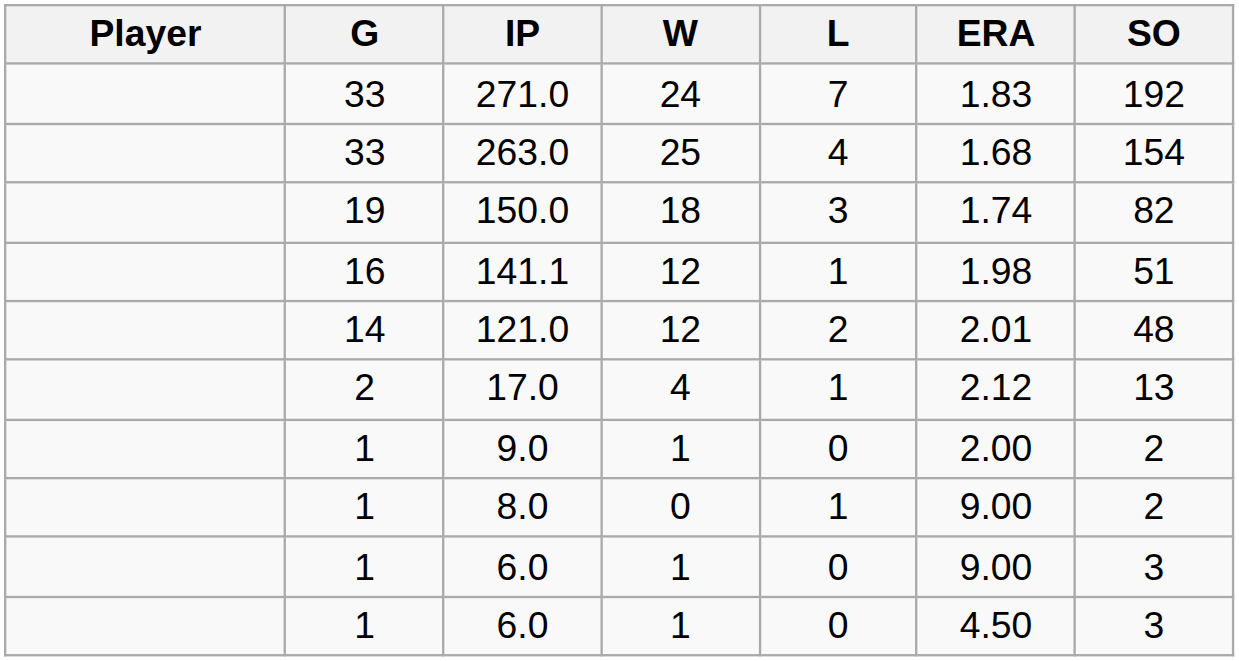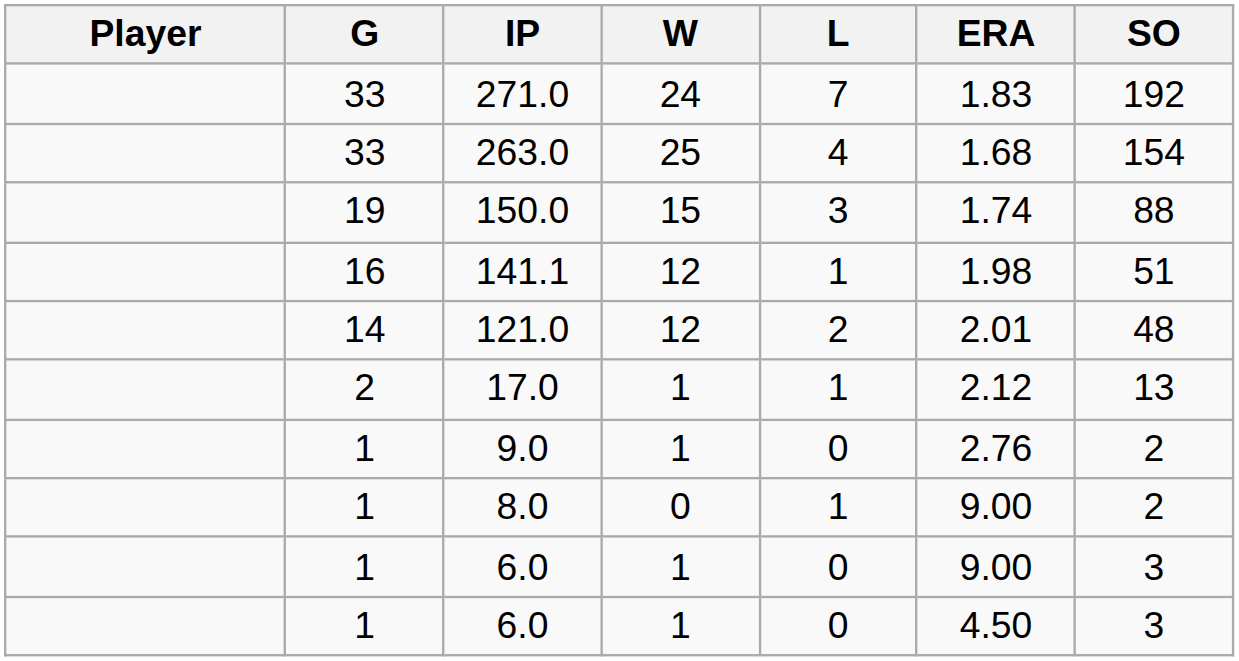(680, 211) 18 -> (680, 211) 15
(1154, 211) 82 -> (1154, 211) 88
(680, 388) 4 -> (680, 388) 1
(996, 447) 2.00 -> (996, 447) 2.76
